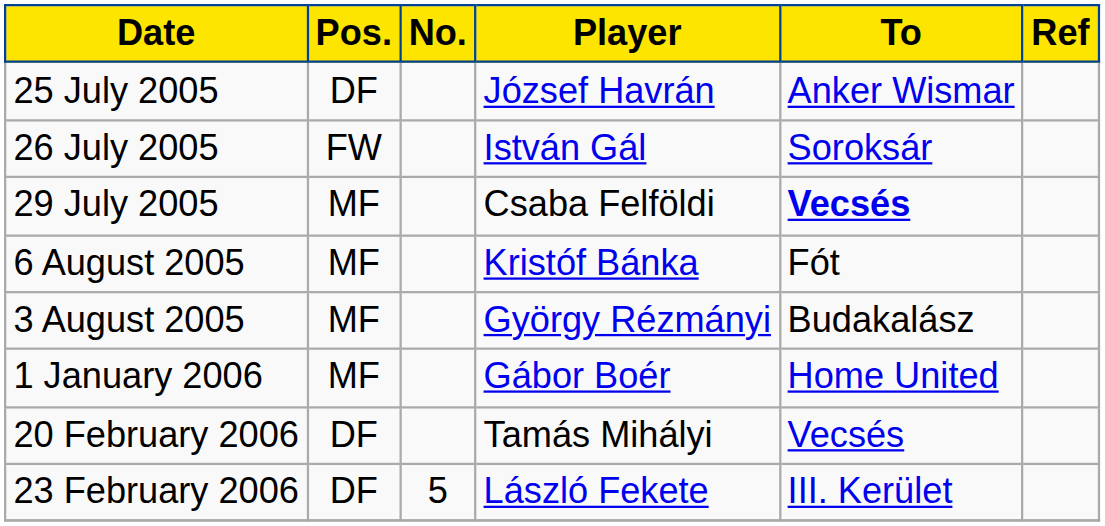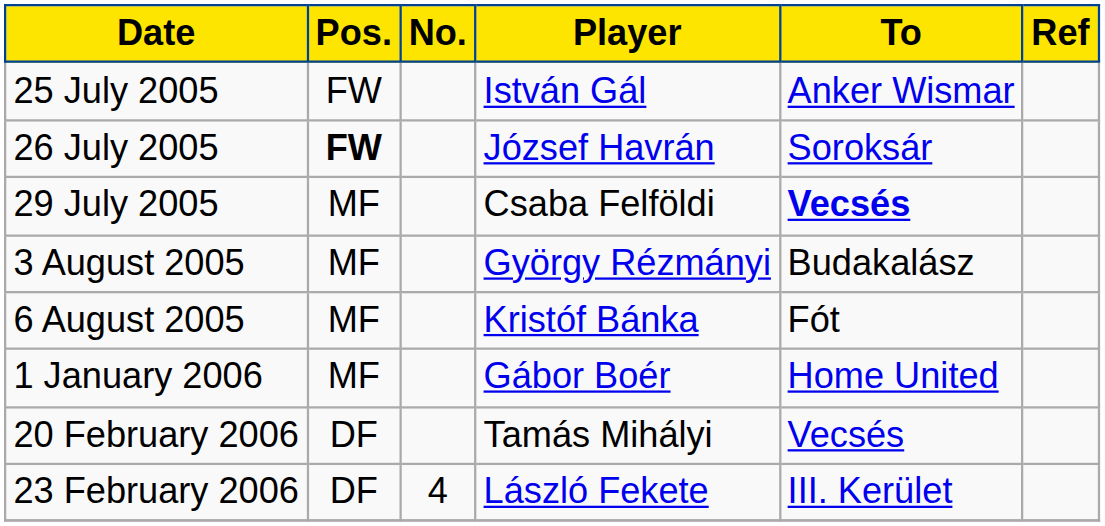(354, 90) DF -> (354, 90) FW
(599, 90) József Havrán -> (565, 90) István Gál
(354, 147) normal -> (354, 147) bold
(565, 147) István Gál -> (599, 147) József Havrán
rows swapped: (129, 319) <-> (129, 262)
(438, 491) 5 -> (438, 491) 4
